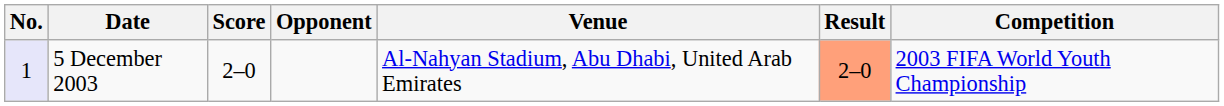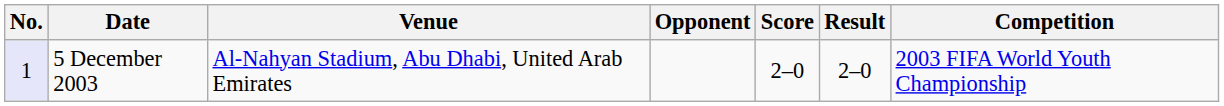columns swapped: (598, 22) <-> (239, 22)
(855, 70) lightsalmon background -> (855, 70) no background
